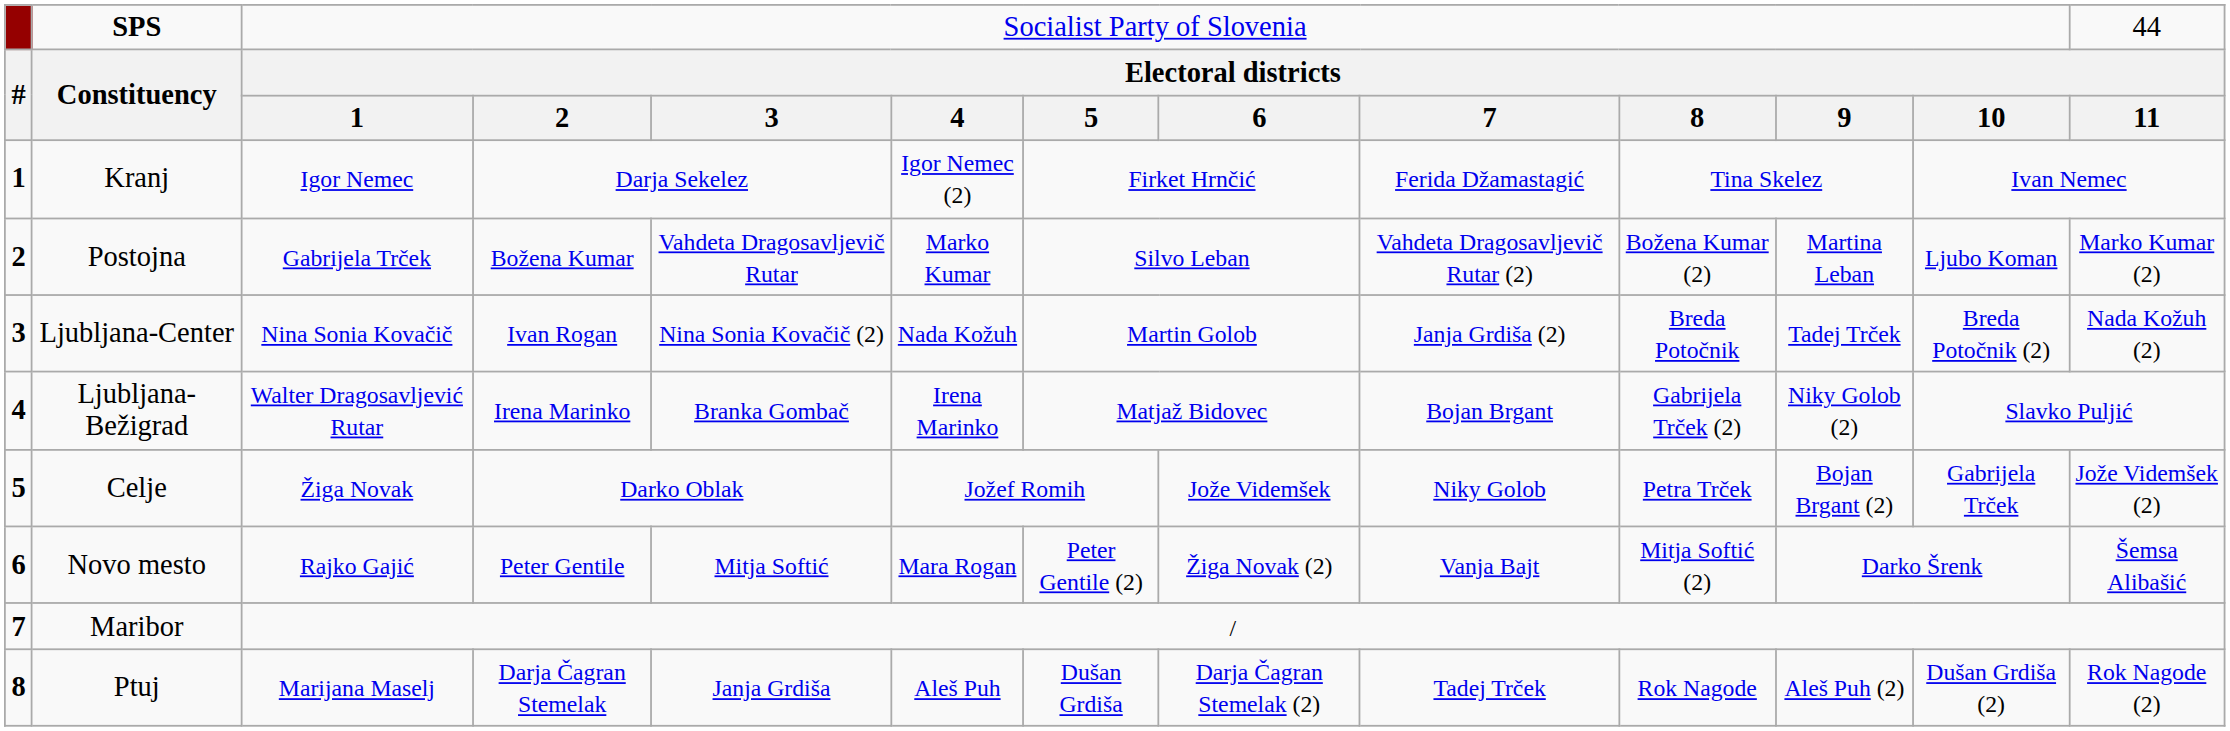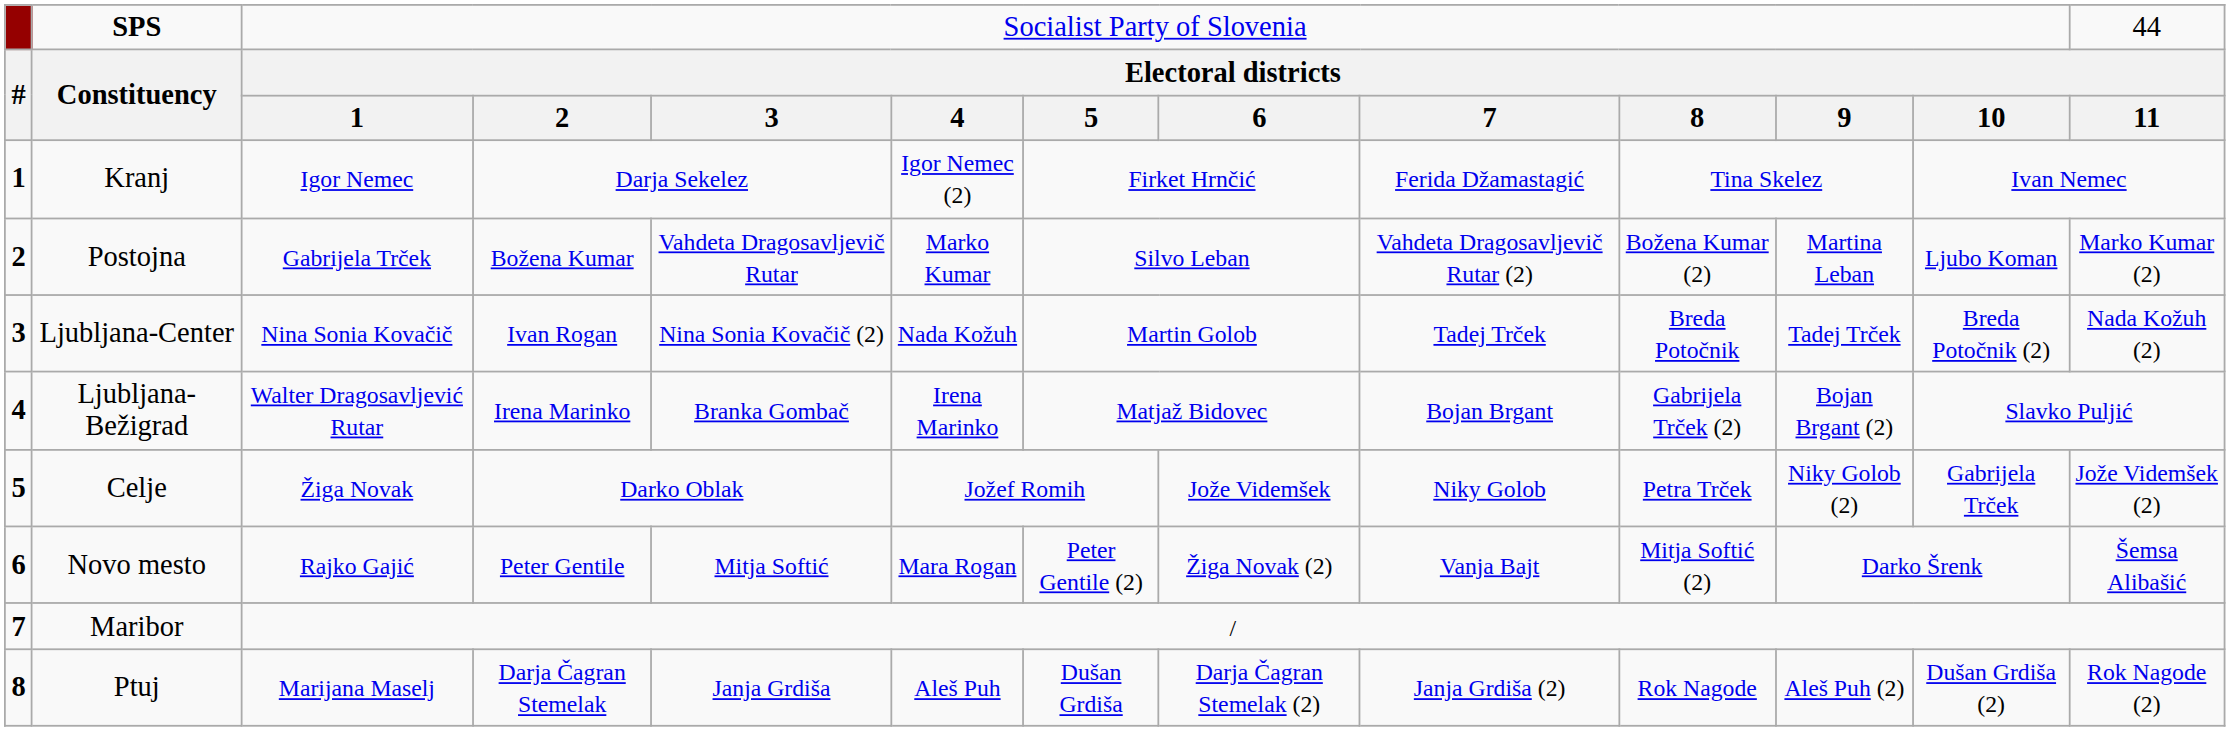(1490, 334) Janja Grdiša (2) -> (1490, 333) Tadej Trček
(1844, 412) Niky Golob (2) -> (1844, 412) Bojan Brgant (2)
(1844, 489) Bojan Brgant (2) -> (1844, 489) Niky Golob (2)
(1490, 687) Tadej Trček -> (1490, 688) Janja Grdiša (2)
